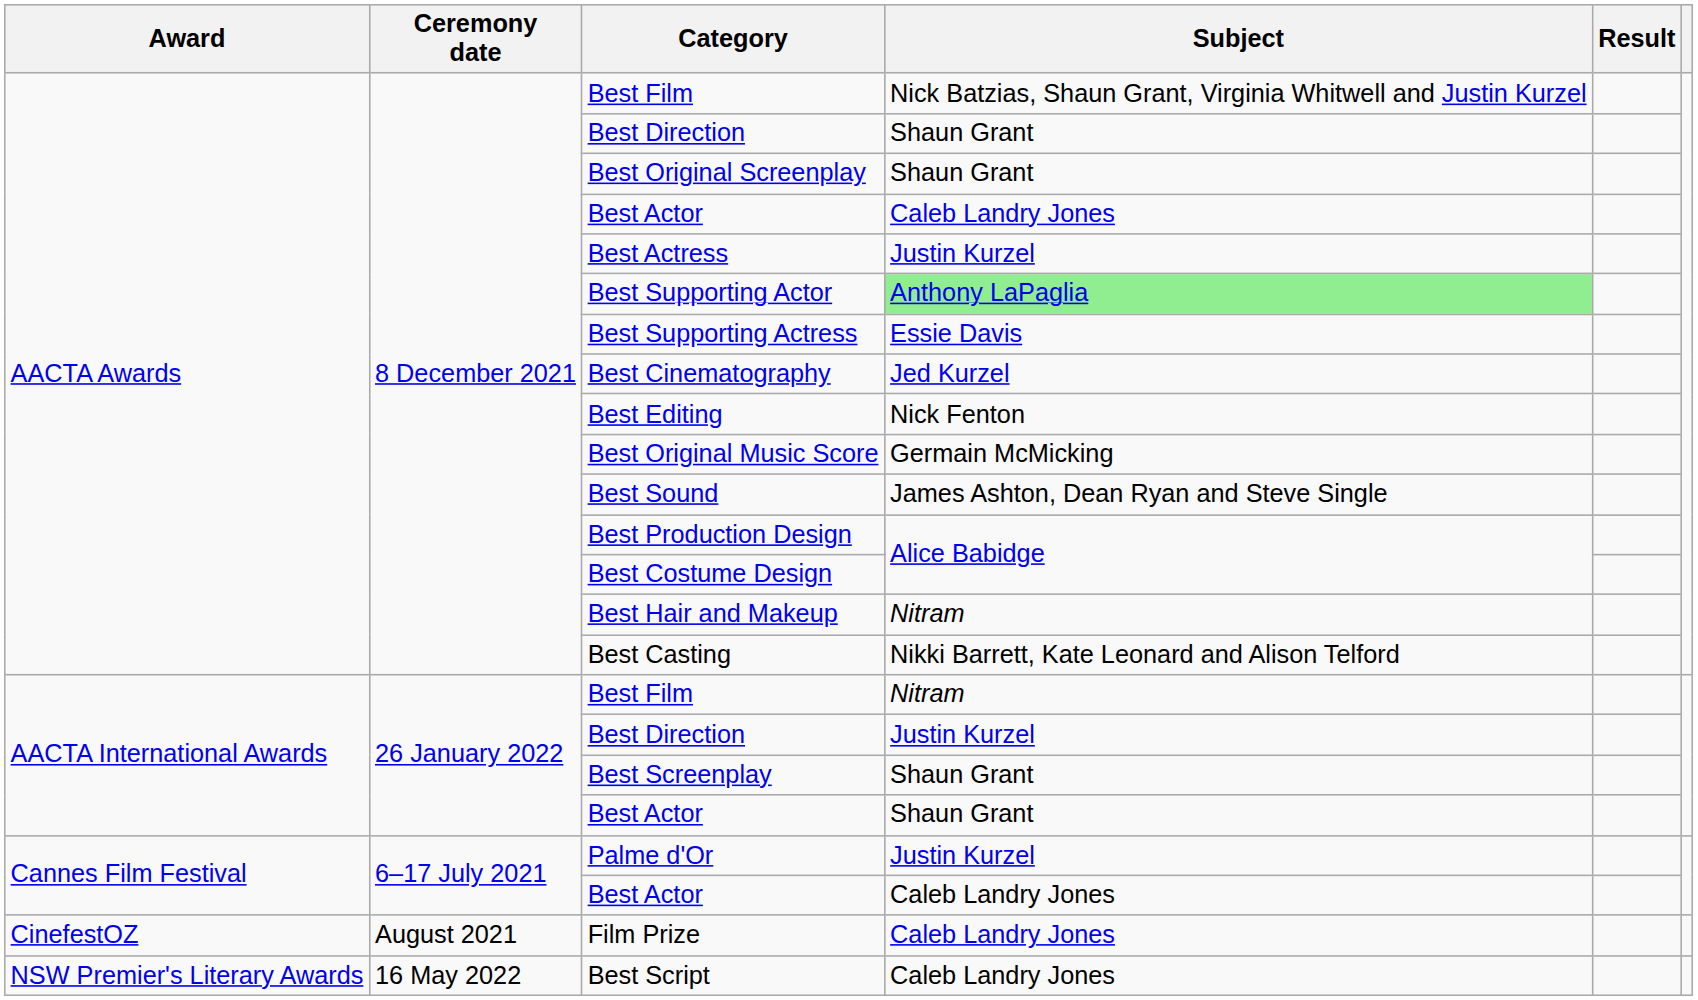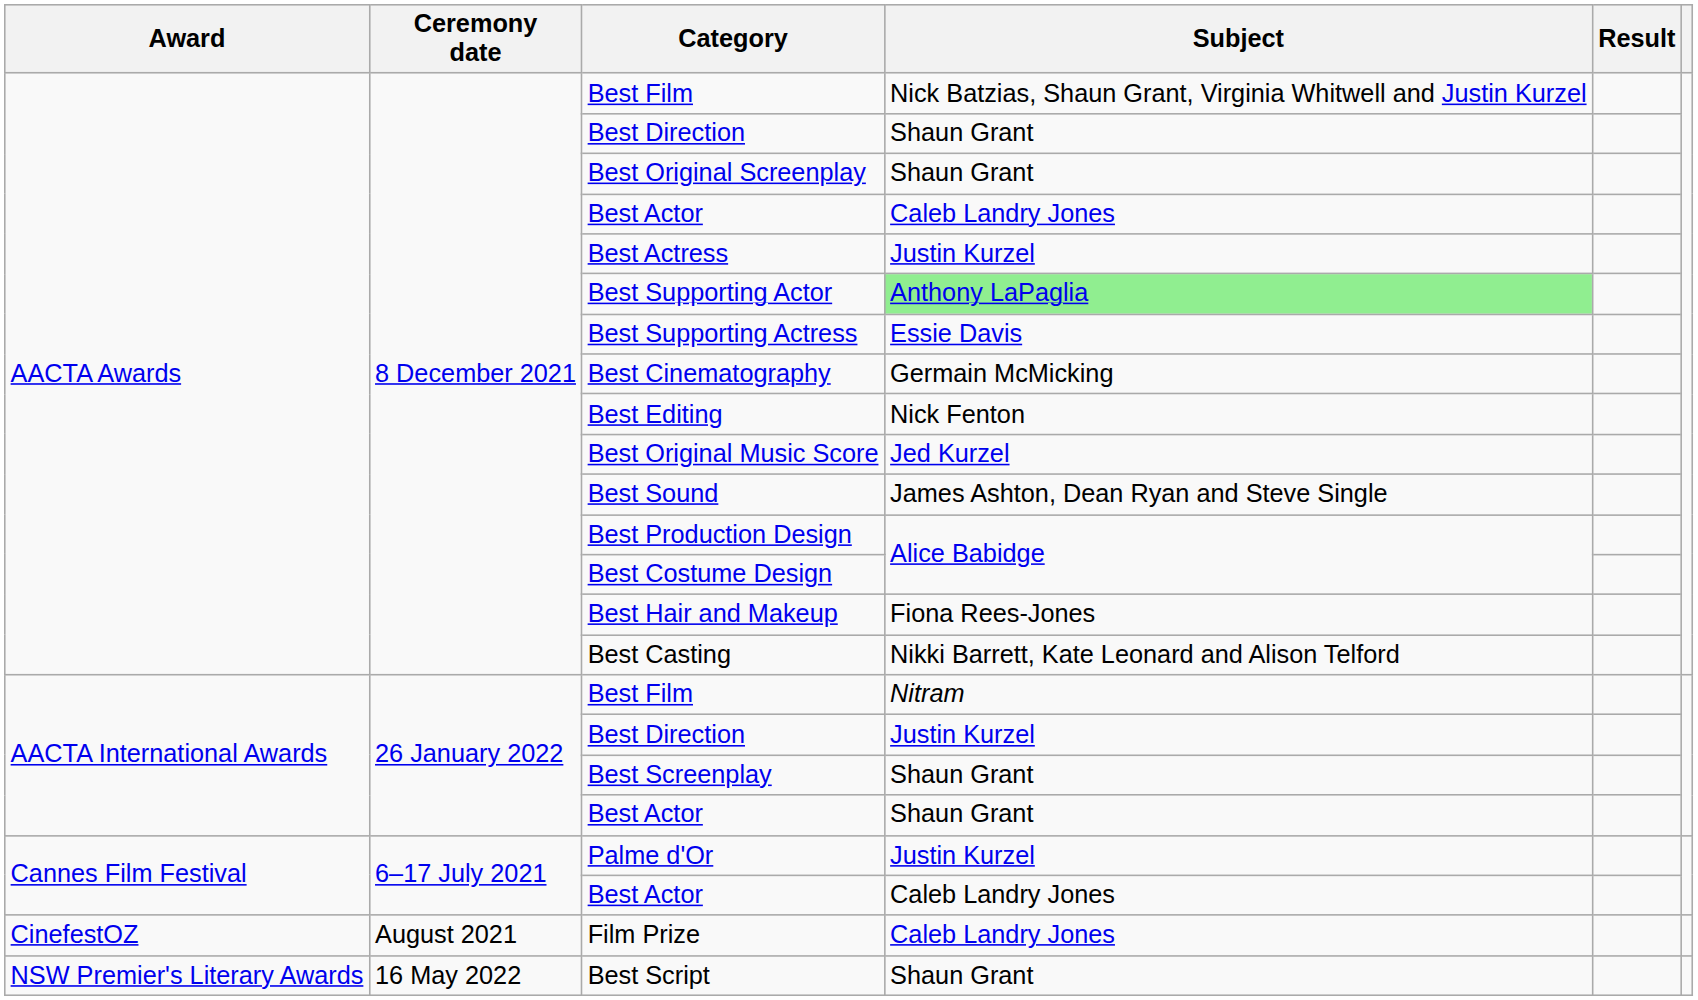(950, 373) Jed Kurzel -> (1002, 373) Germain McMicking
(1002, 453) Germain McMicking -> (950, 453) Jed Kurzel
(927, 614) Nitram -> (993, 614) Fiona Rees-Jones
(1003, 975) Caleb Landry Jones -> (962, 975) Shaun Grant
